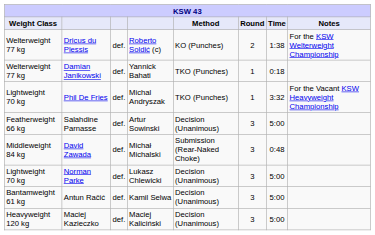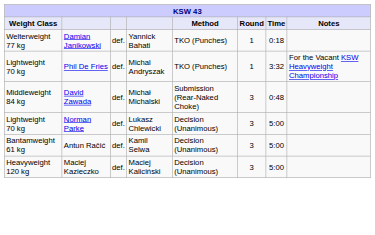- row: (80, 45)
- row: (81, 123)
